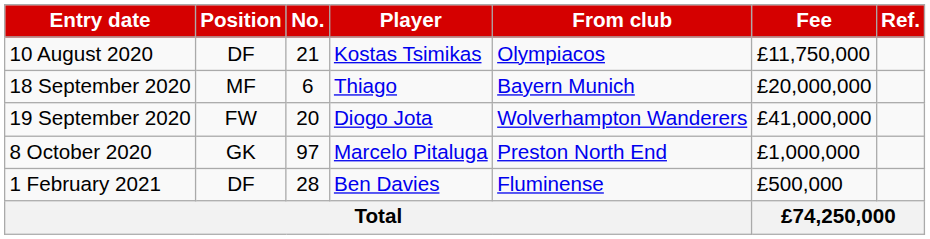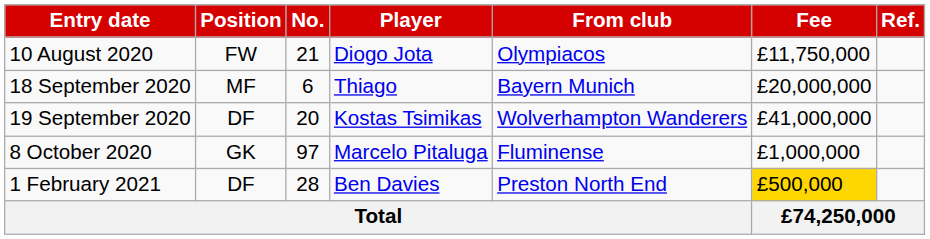(241, 53) DF -> (241, 53) FW
(408, 53) Kostas Tsimikas -> (383, 53) Diogo Jota
(241, 119) FW -> (241, 119) DF
(383, 119) Diogo Jota -> (408, 119) Kostas Tsimikas
(582, 151) Preston North End -> (551, 151) Fluminense
(551, 184) Fluminense -> (582, 184) Preston North End
(800, 184) no background -> (800, 184) gold background
